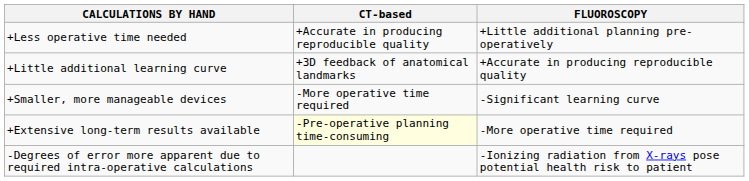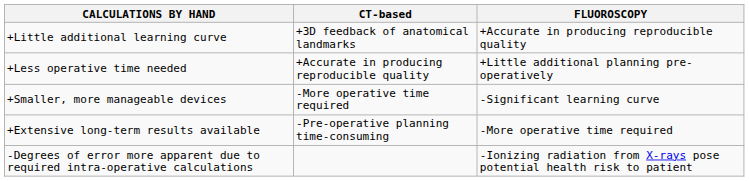rows swapped: (97, 38) <-> (117, 69)
(373, 130) lightyellow background -> (373, 130) no background
